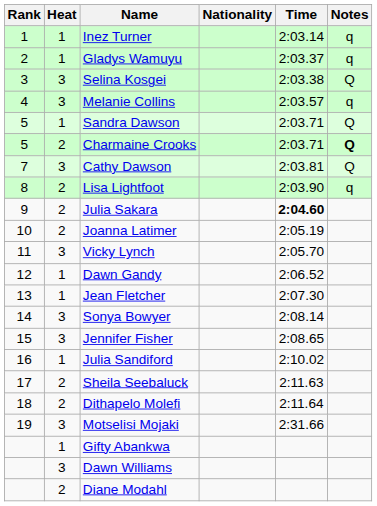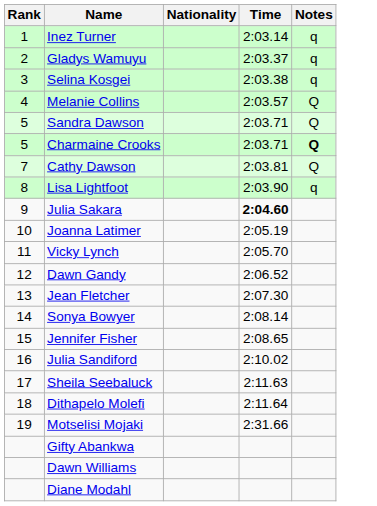- column: (62, 15)
(350, 79) Q -> (314, 79) q
(350, 101) q -> (314, 101) Q
